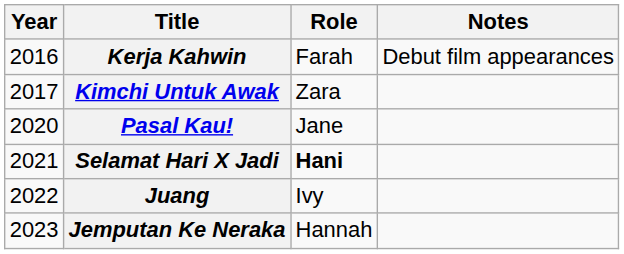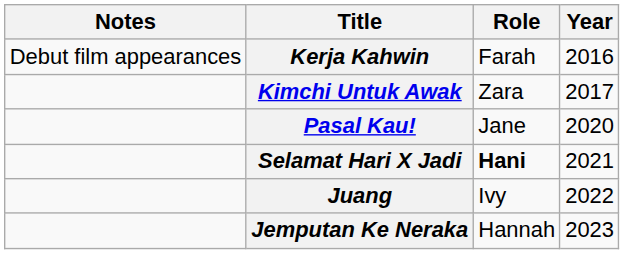columns swapped: (34, 21) <-> (498, 21)
